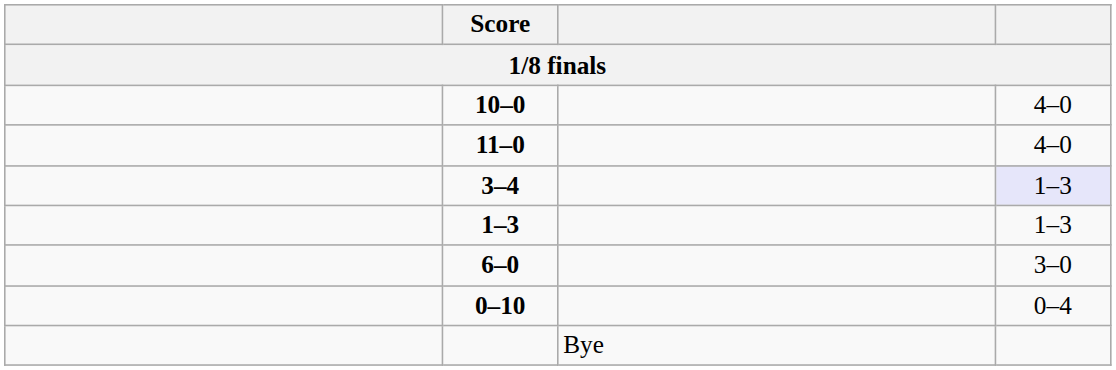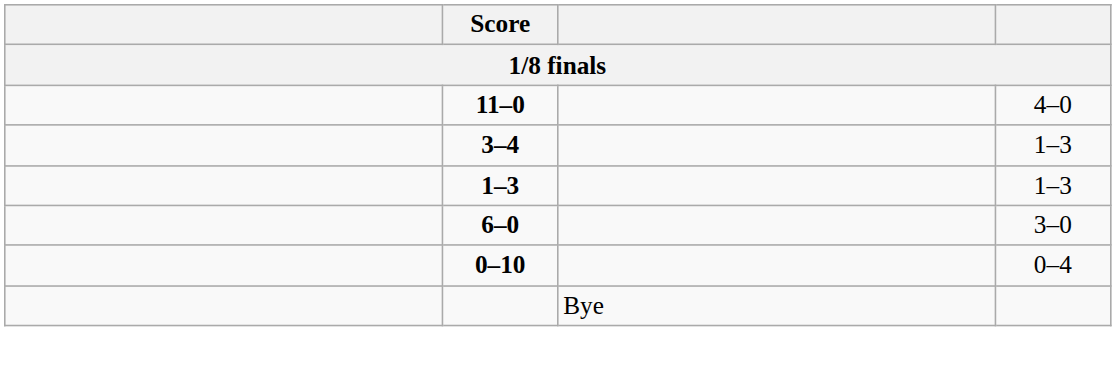- row: (500, 104)
(1053, 184) lavender background -> (1053, 144) no background
